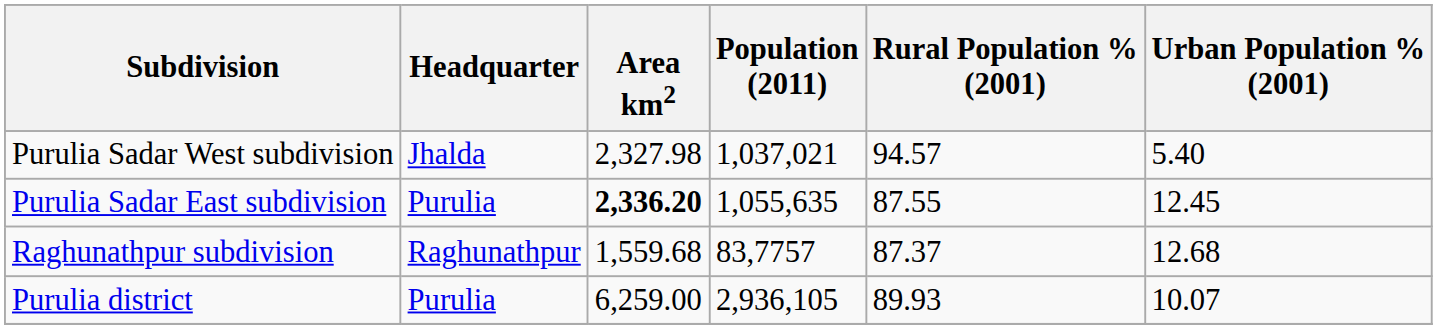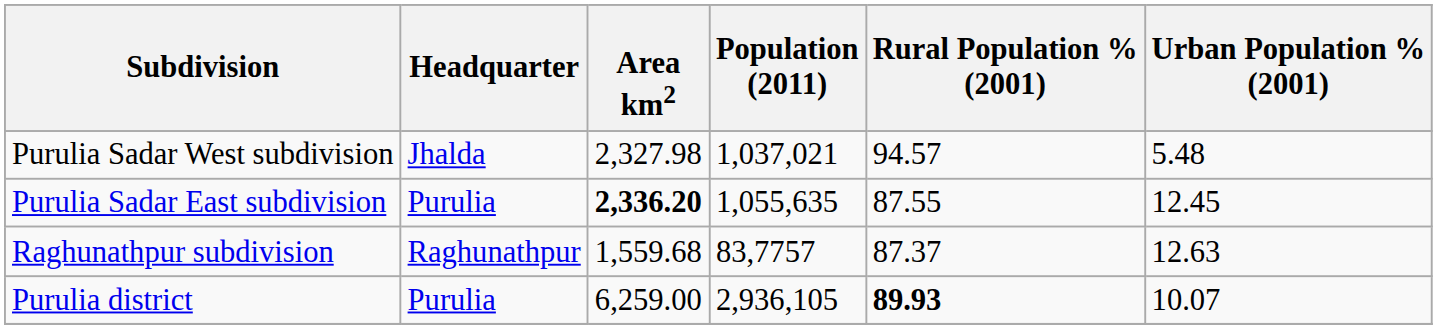(1178, 154) 5.40 -> (1178, 154) 5.48
(1186, 251) 12.68 -> (1186, 251) 12.63
(907, 299) normal -> (907, 299) bold
